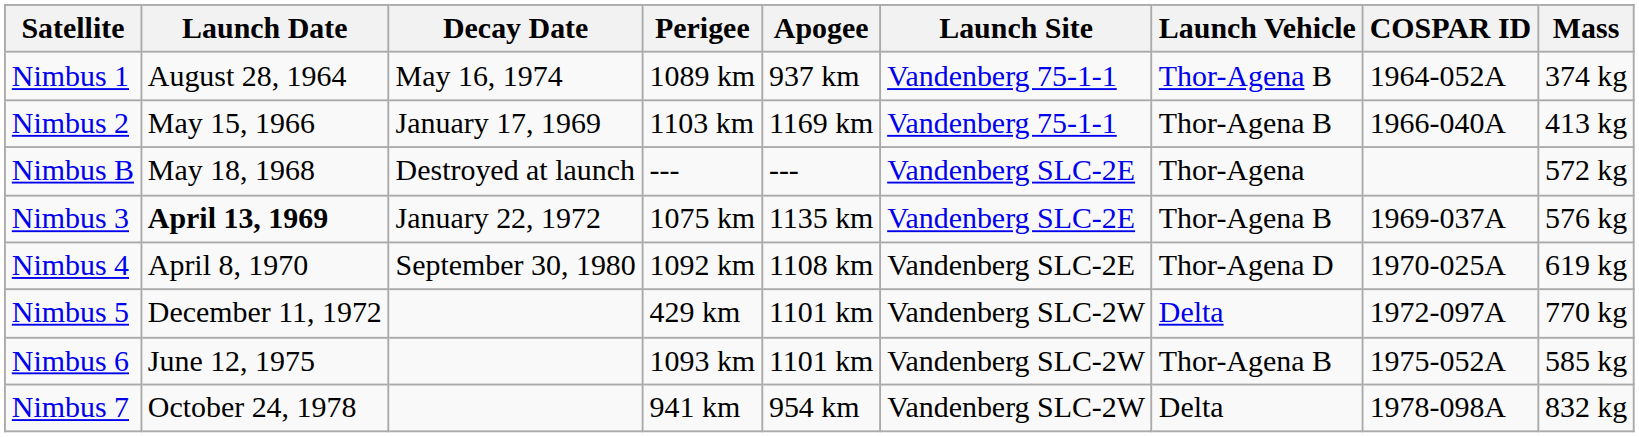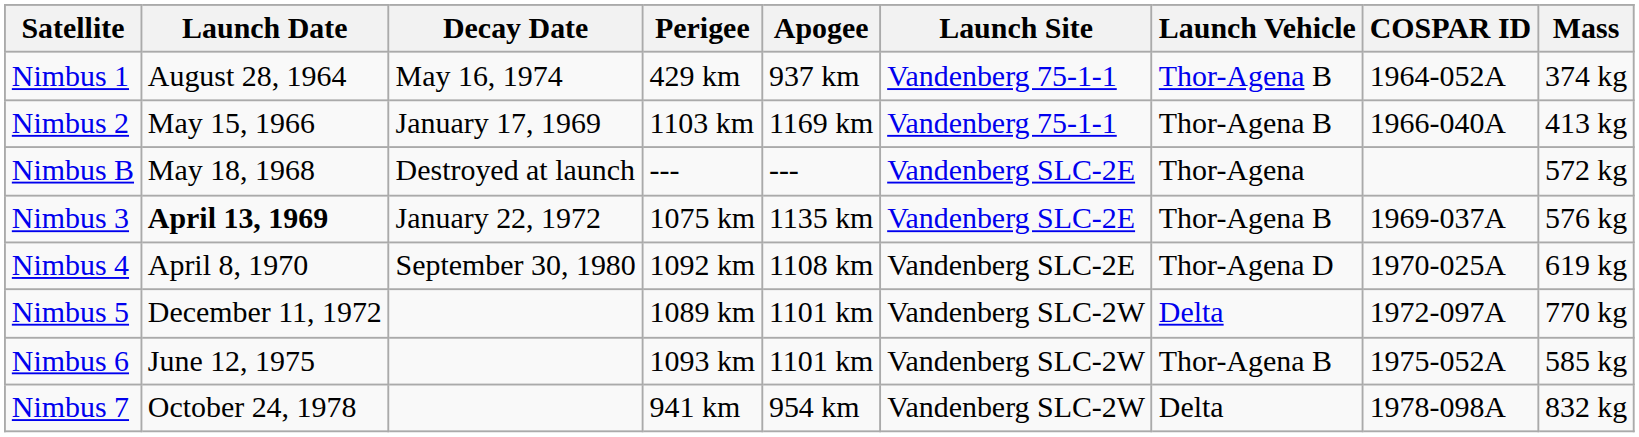(702, 75) 1089 km -> (695, 75) 429 km
(695, 312) 429 km -> (702, 312) 1089 km
